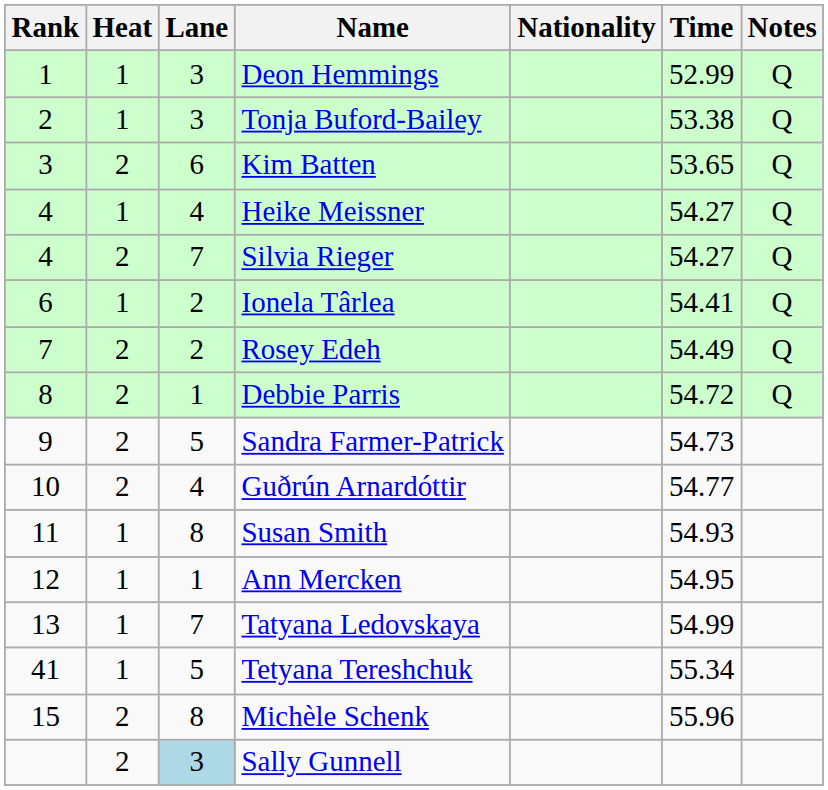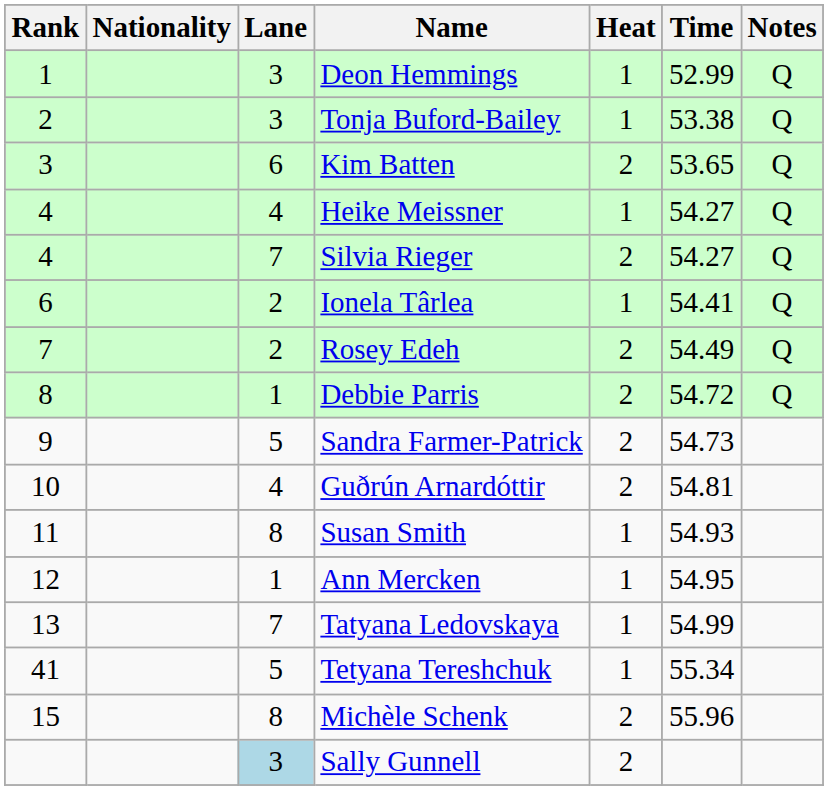columns swapped: (122, 27) <-> (586, 27)
(702, 486) 54.77 -> (702, 486) 54.81
